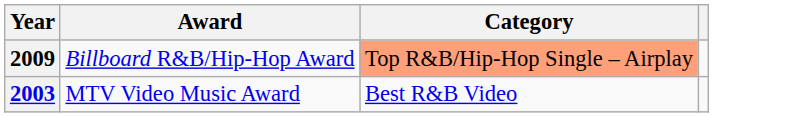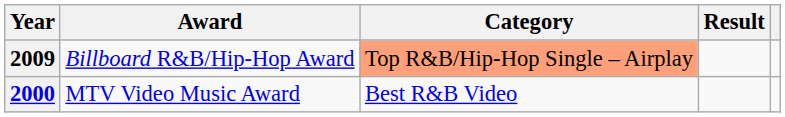+ column: (734, 22)
(32, 93) 2003 -> (32, 93) 2000
